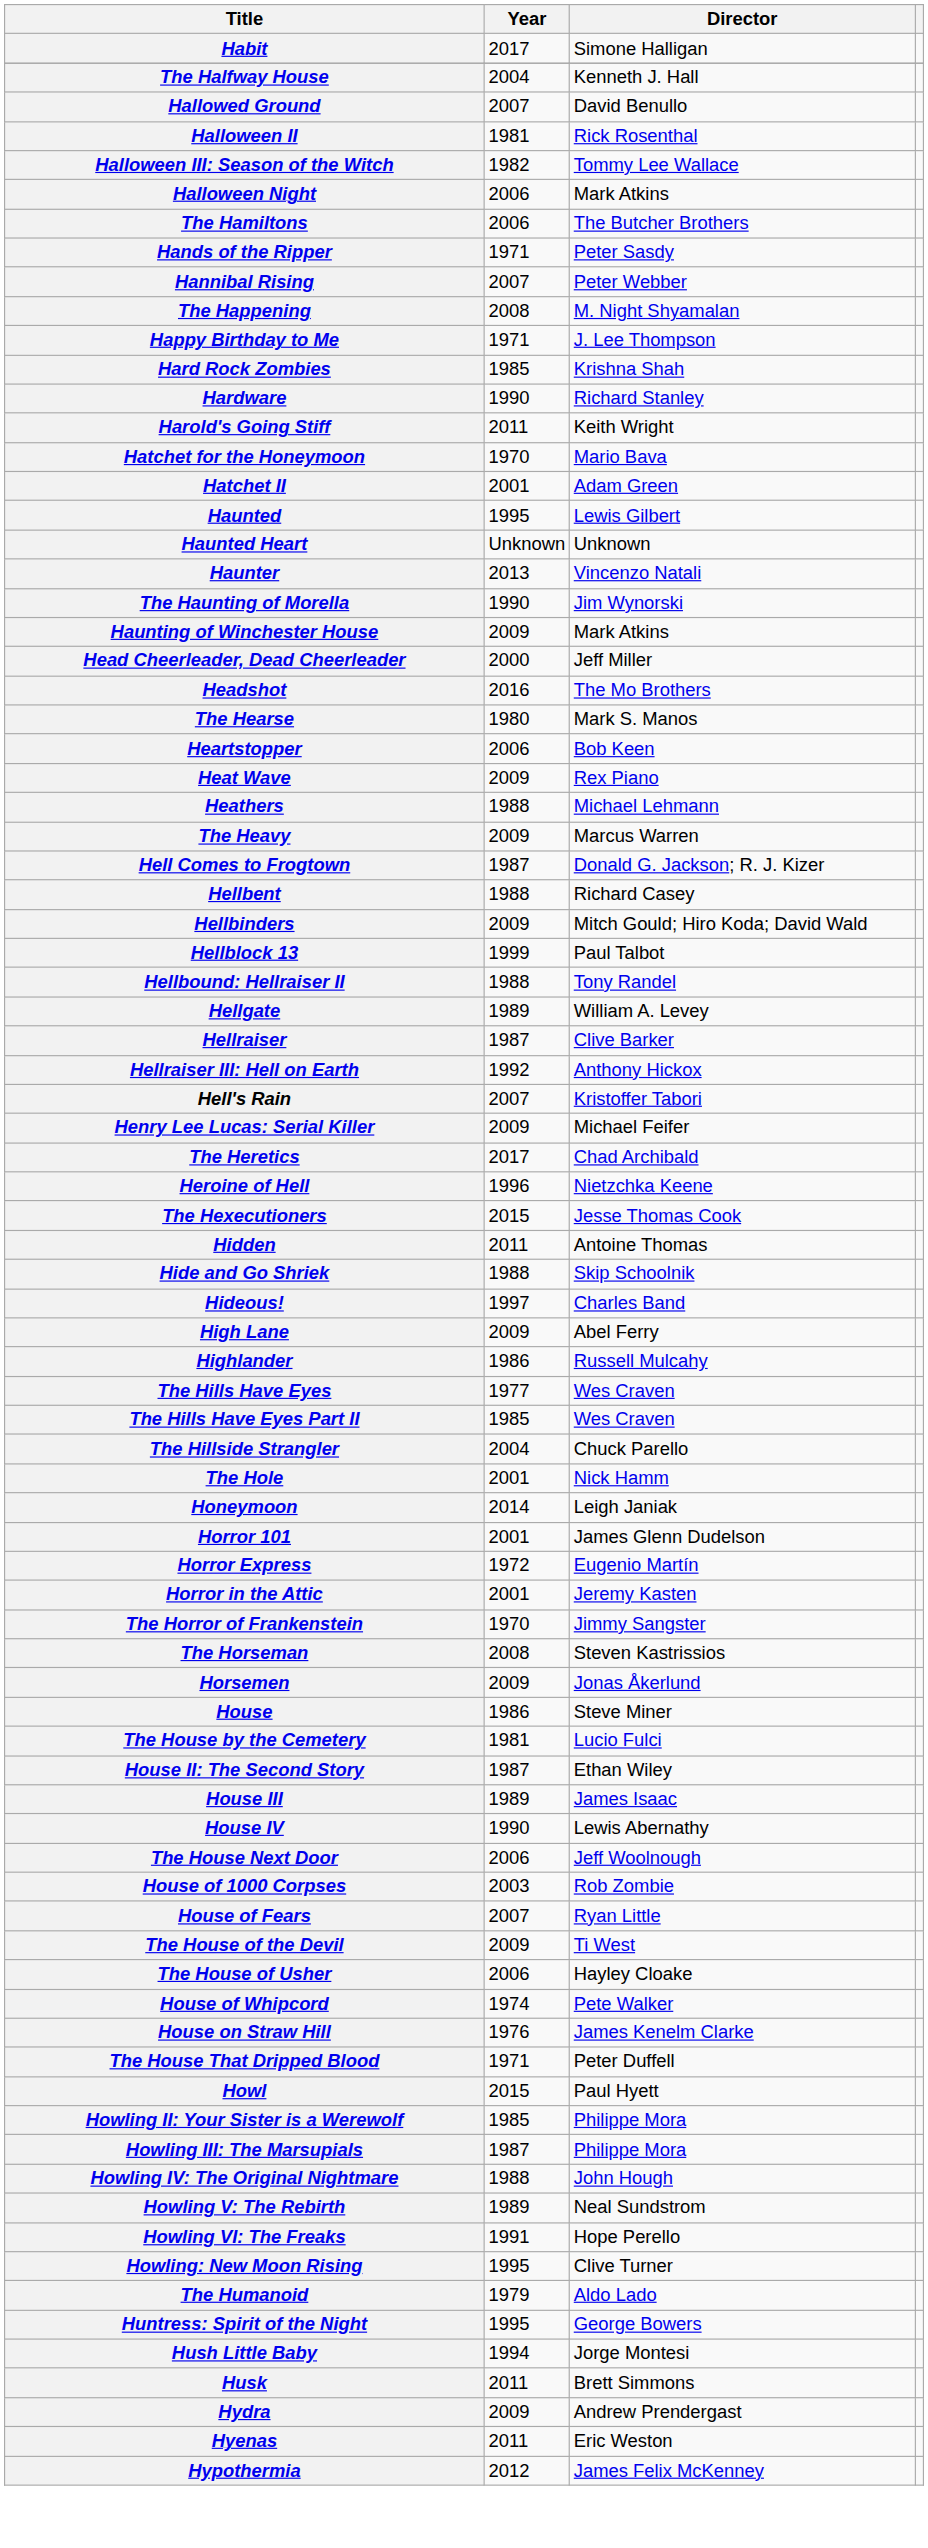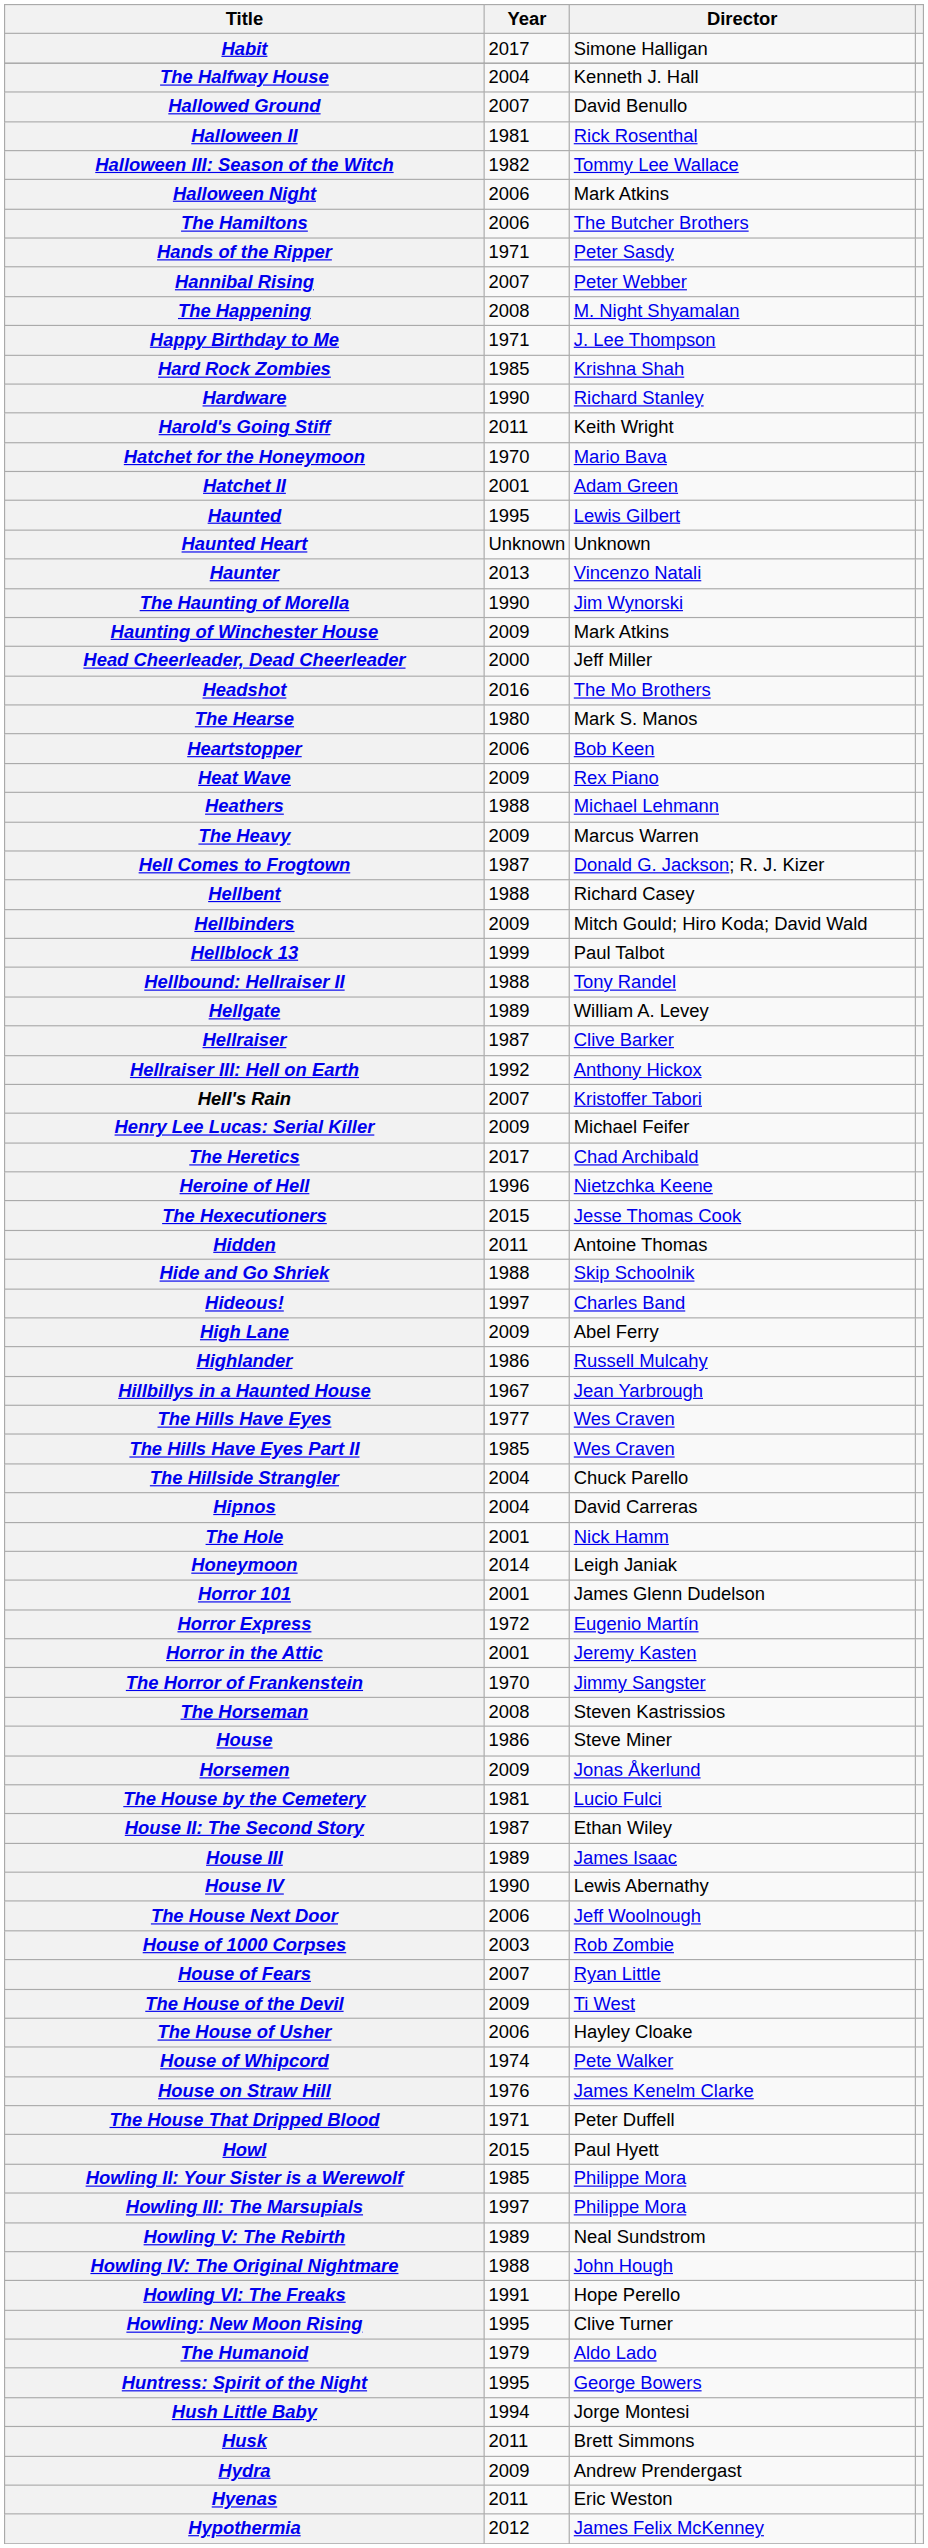+ row: (244, 1390)
+ row: (244, 1507)
rows swapped: (244, 1682) <-> (244, 1711)
(509, 2149) 1987 -> (509, 2207) 1997
rows swapped: (244, 2178) <-> (244, 2207)
